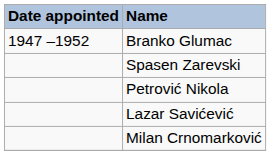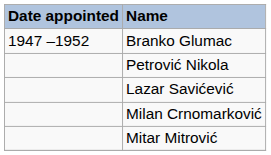- row: (183, 65)
+ row: (172, 138)
